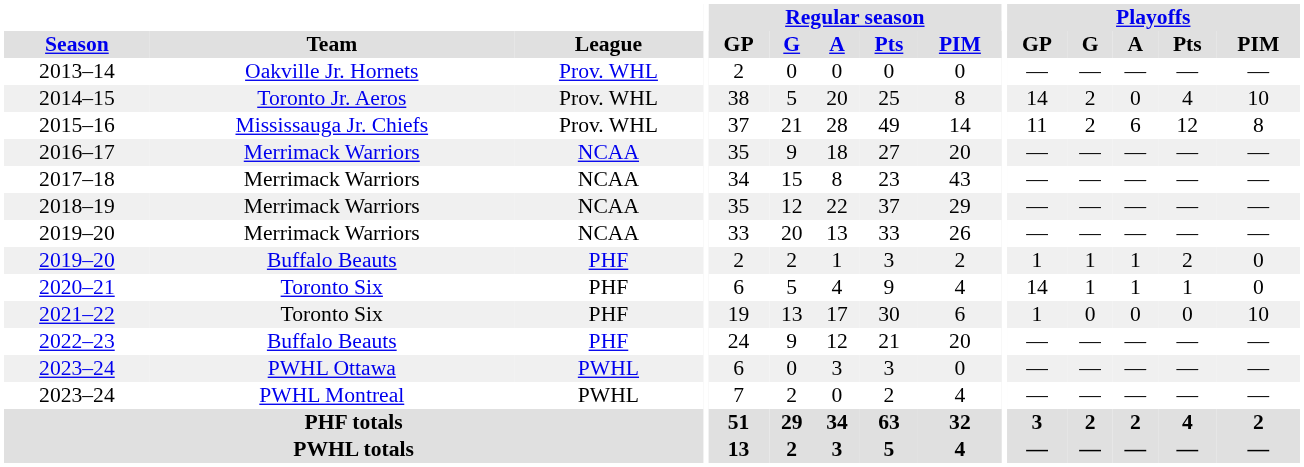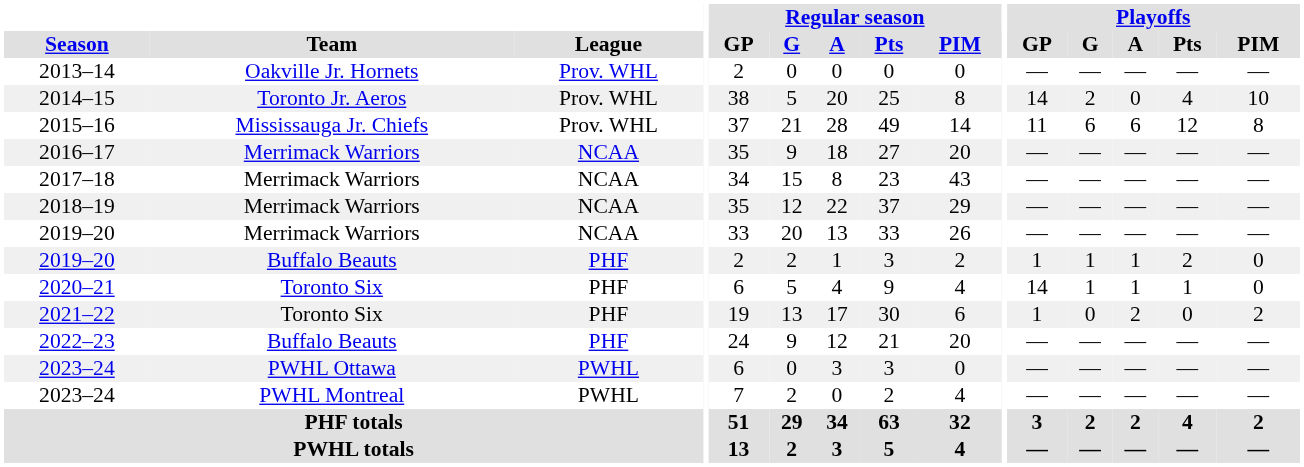(1090, 125) 2 -> (1090, 125) 6
(1135, 314) 0 -> (1135, 314) 2
(1258, 314) 10 -> (1258, 314) 2
